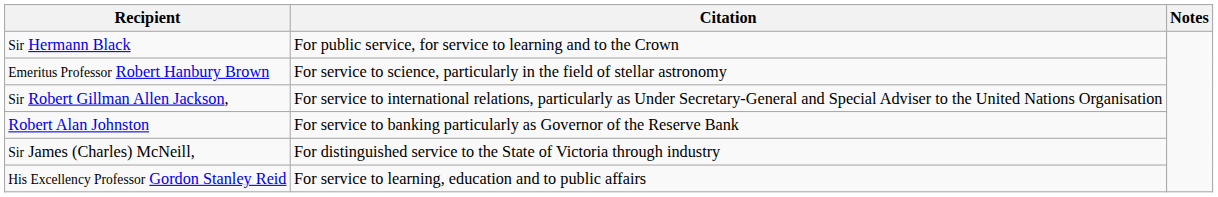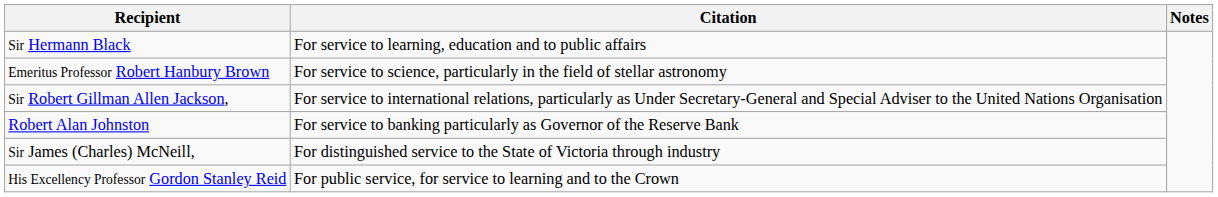(487, 44) For public service, for service to learning and to the Crown -> (470, 44) For service to learning, education and to public affairs
(470, 178) For service to learning, education and to public affairs -> (487, 178) For public service, for service to learning and to the Crown
